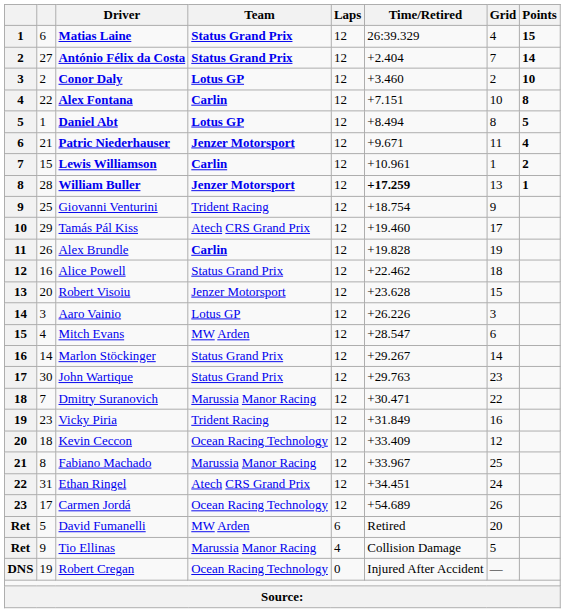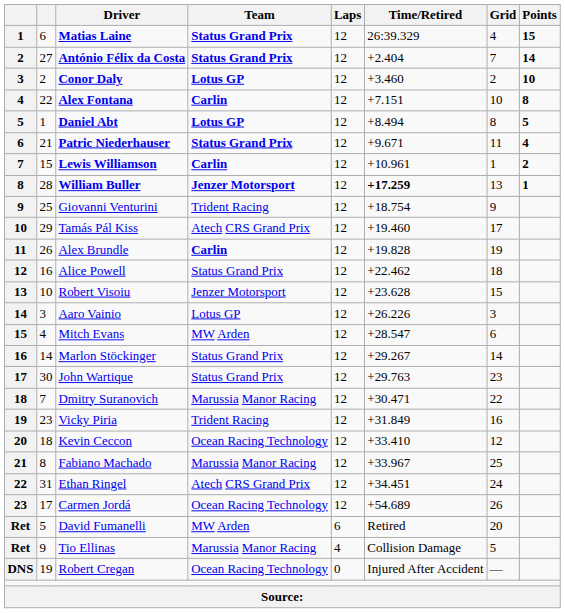(243, 142) Jenzer Motorsport -> (242, 142) Status Grand Prix
(46, 291) 20 -> (46, 291) 10
(389, 441) +33.409 -> (389, 441) +33.410
